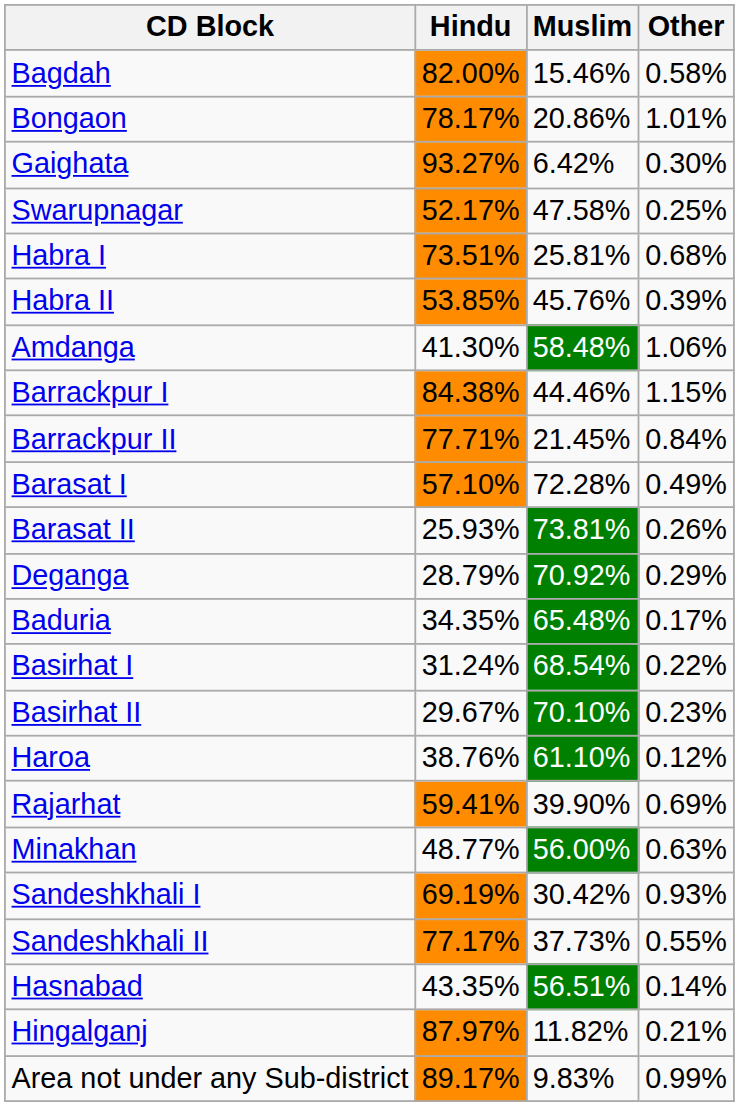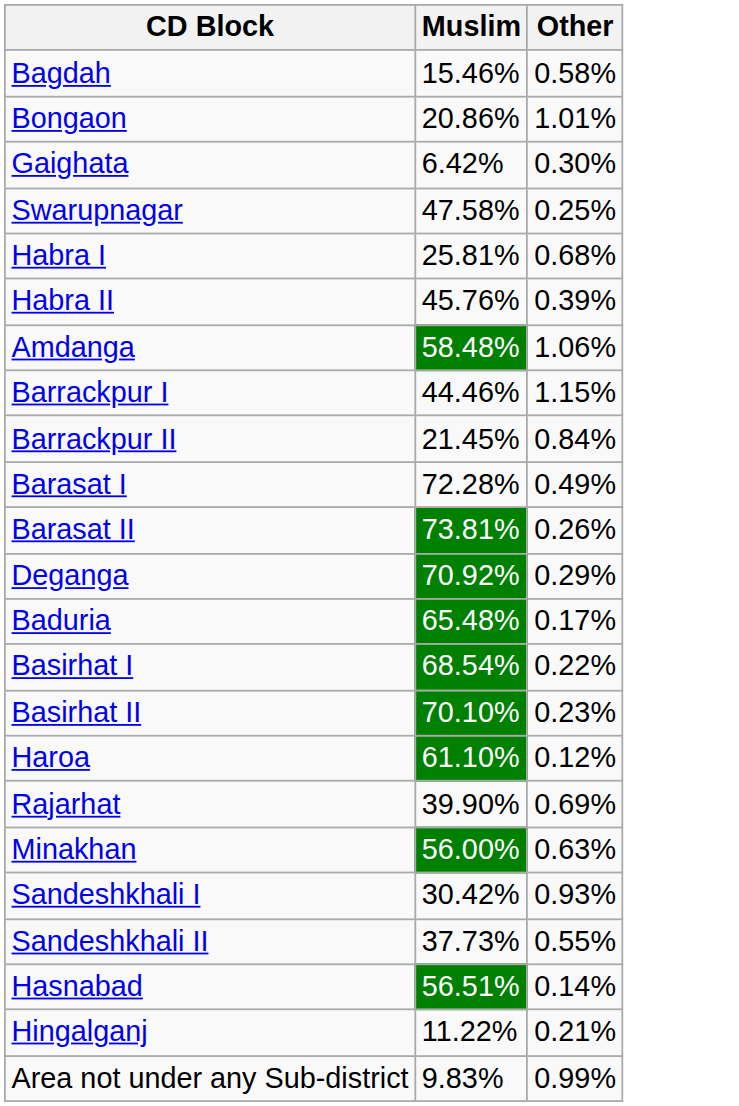- column: (471, 27)
(581, 1032) 11.82% -> (470, 1032) 11.22%
